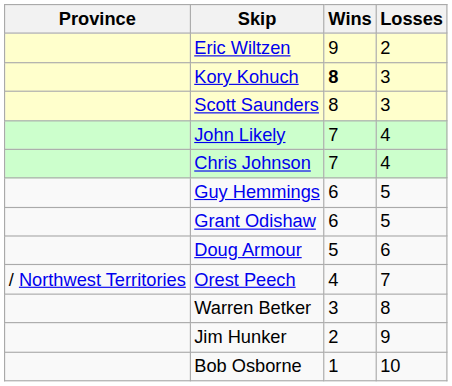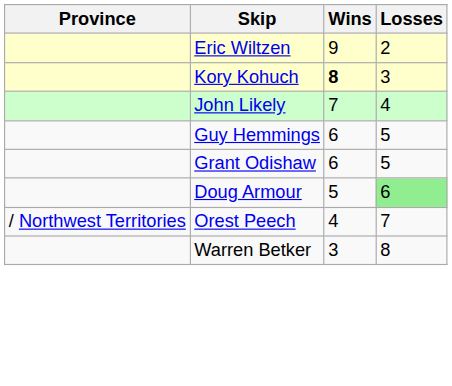- row: (257, 105)
- row: (253, 163)
(385, 250) no background -> (385, 192) lightgreen background
- row: (240, 337)
- row: (248, 366)
